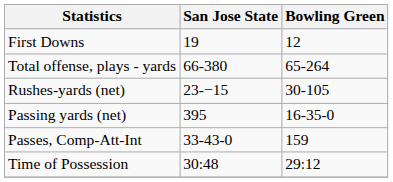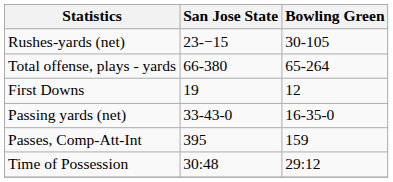rows swapped: (46, 41) <-> (66, 90)
(195, 115) 395 -> (208, 115) 33-43-0
(208, 139) 33-43-0 -> (195, 139) 395
